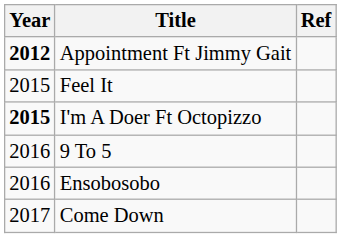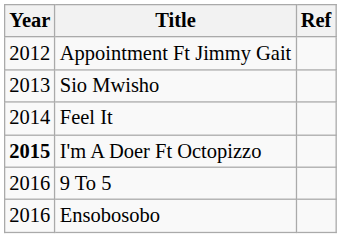(30, 53) bold -> (30, 53) normal
+ row: (110, 85)
(30, 85) 2015 -> (30, 118) 2014
- row: (112, 215)
